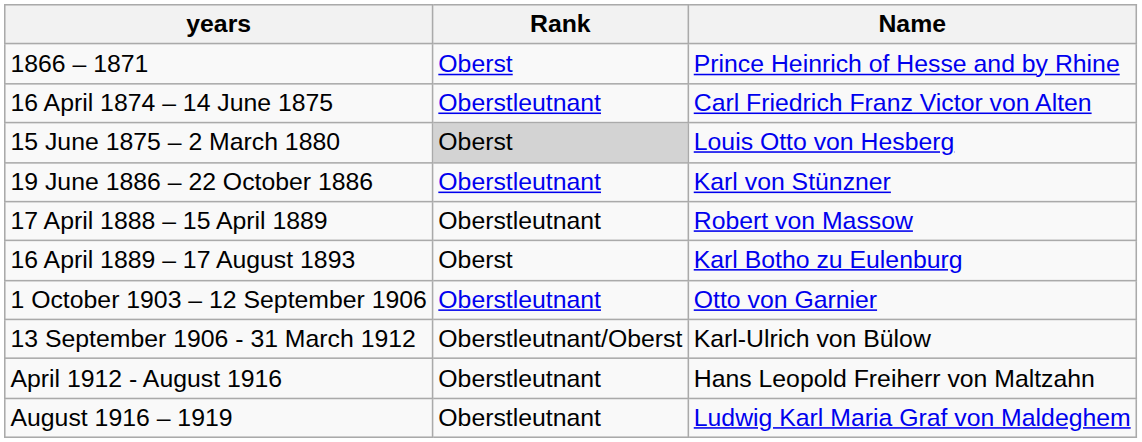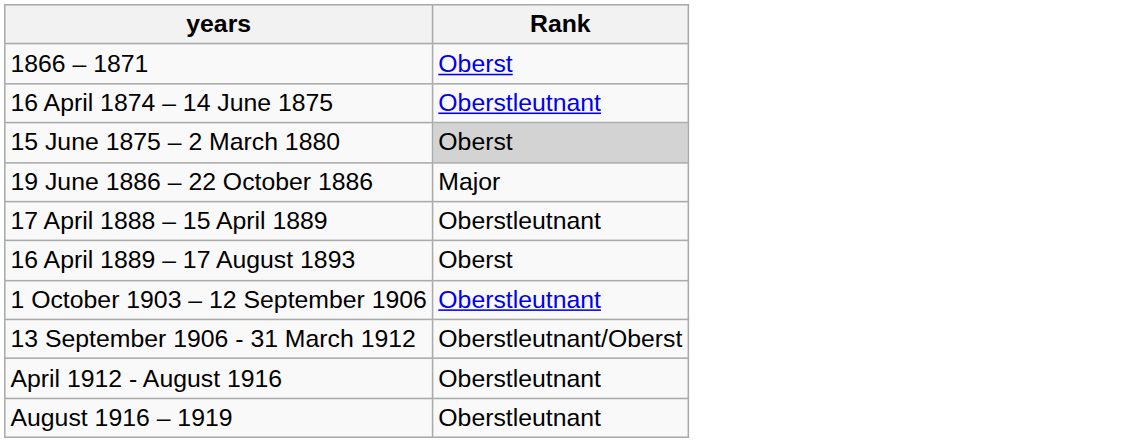- column: (912, 24)
(520, 181) Oberstleutnant -> (469, 181) Major
